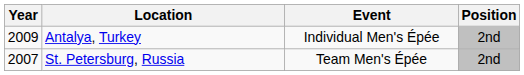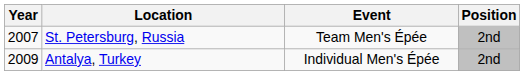rows swapped: (115, 59) <-> (93, 37)
